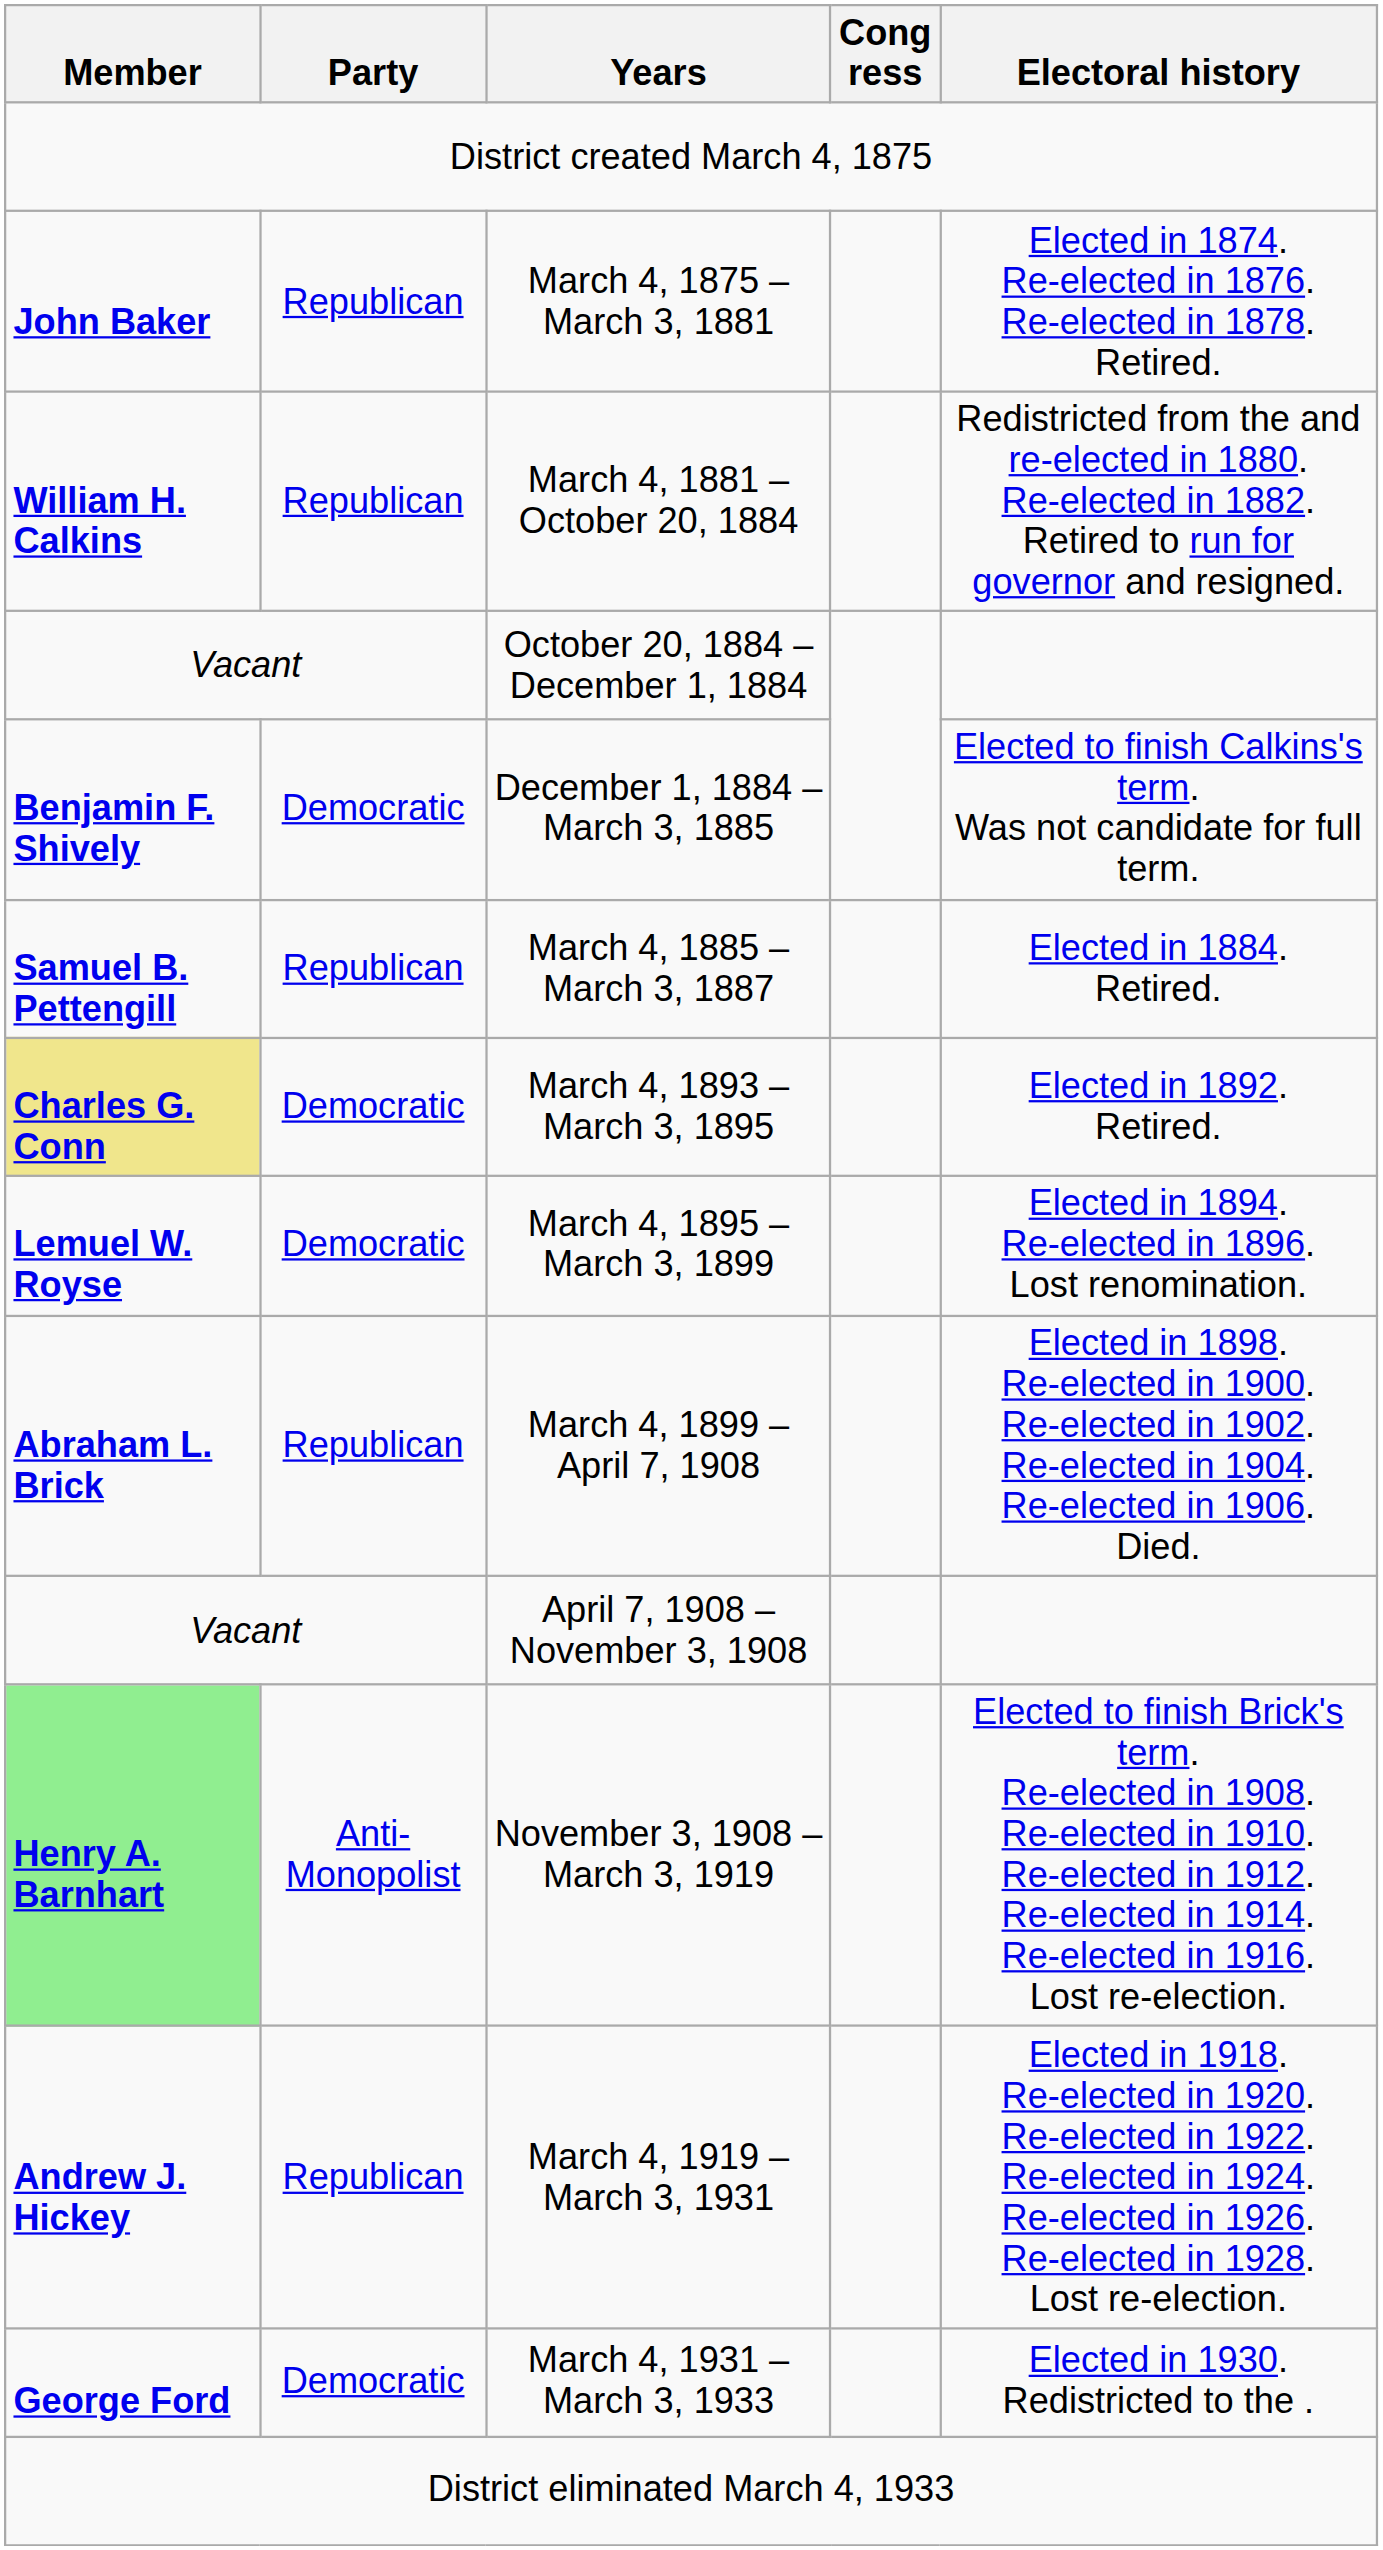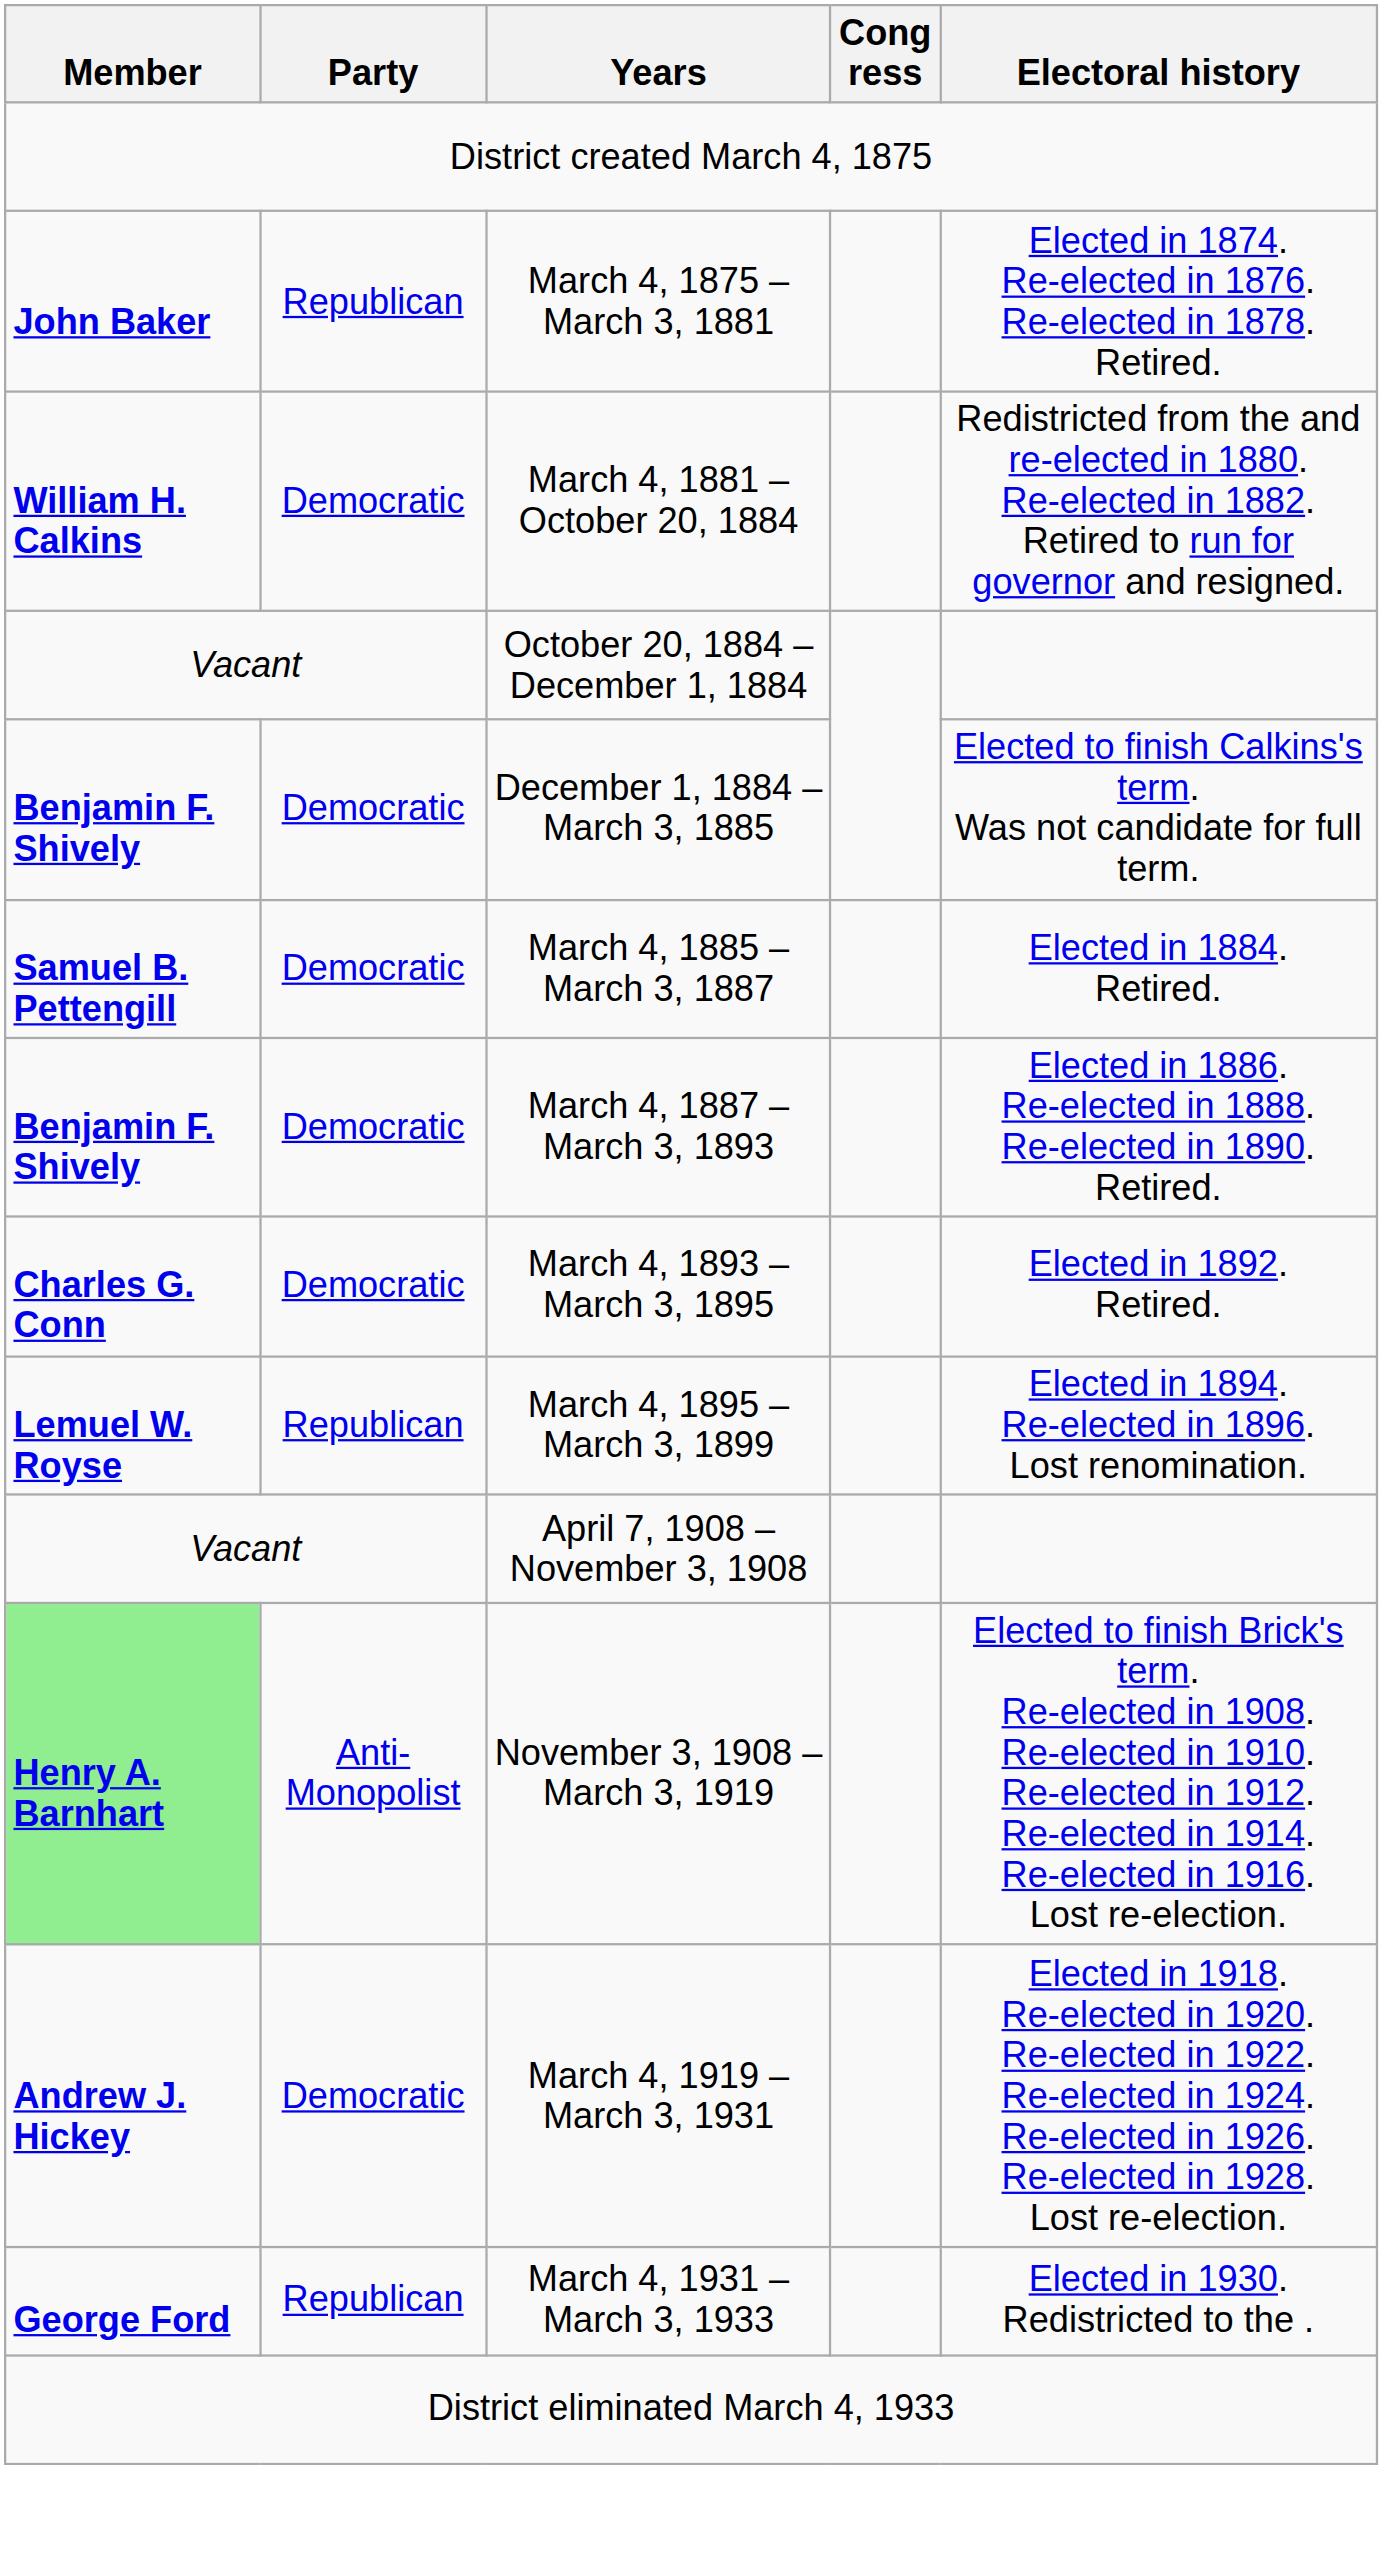(373, 500) Republican -> (373, 500) Democratic
(373, 967) Republican -> (373, 967) Democratic
+ row: (659, 1126)
(104, 1126) khaki background -> (104, 1306) no background
(373, 1245) Democratic -> (373, 1424) Republican
- row: (659, 1444)
(373, 2176) Republican -> (373, 2095) Democratic
(373, 2381) Democratic -> (373, 2300) Republican
